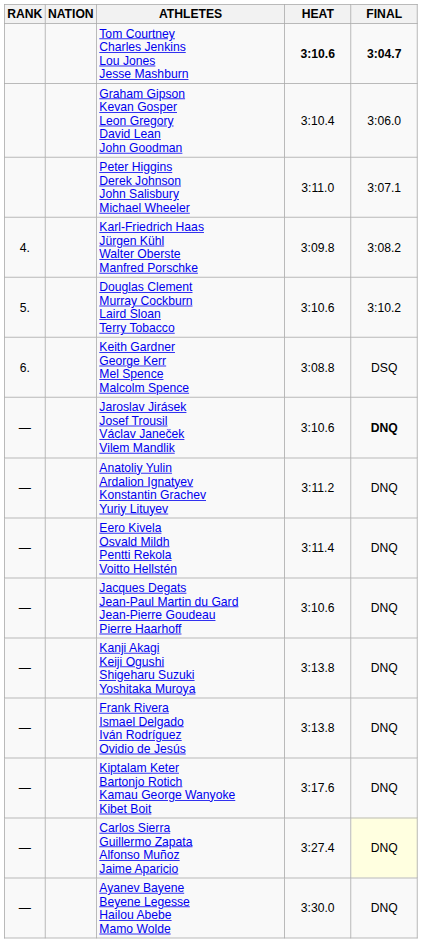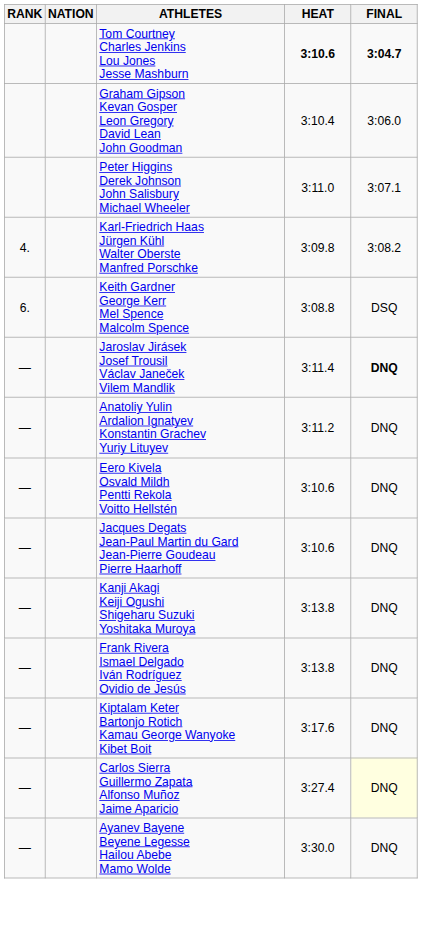- row: (146, 308)
(318, 428) 3:10.6 -> (318, 368) 3:11.4
(318, 548) 3:11.4 -> (318, 488) 3:10.6
